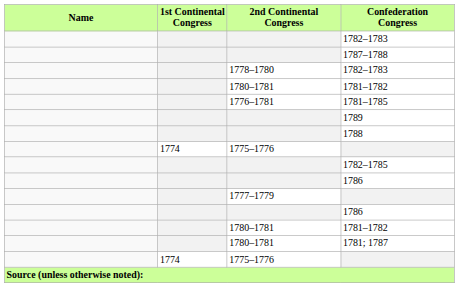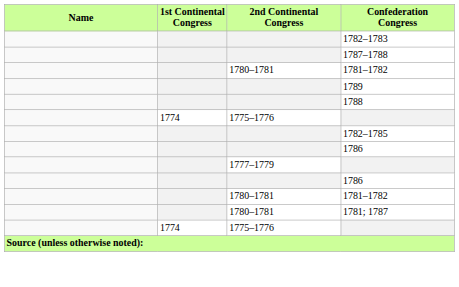- row: (252, 70)
- row: (252, 102)
